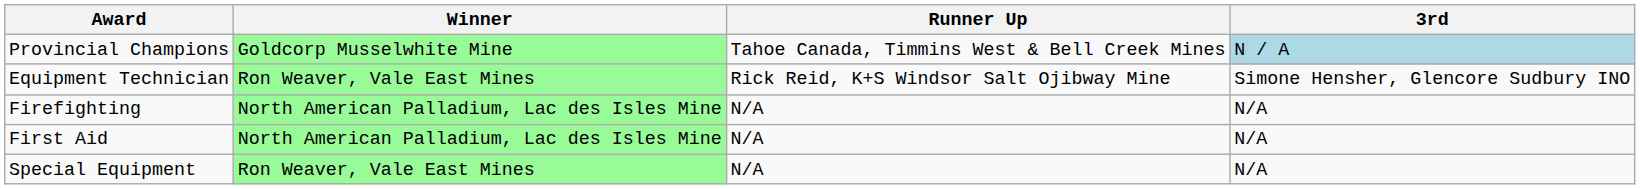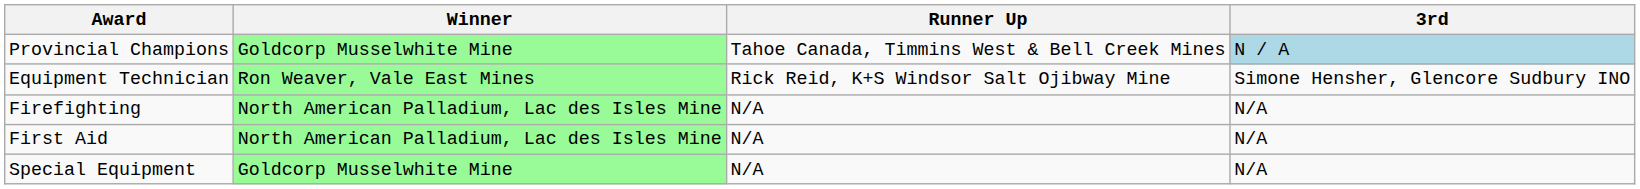(386, 169) Ron Weaver, Vale East Mines -> (375, 169) Goldcorp Musselwhite Mine
